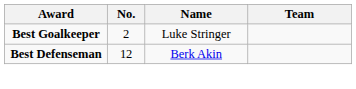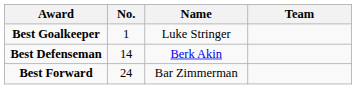(126, 34) 2 -> (126, 34) 1
(126, 53) 12 -> (126, 53) 14
+ row: (56, 73)
